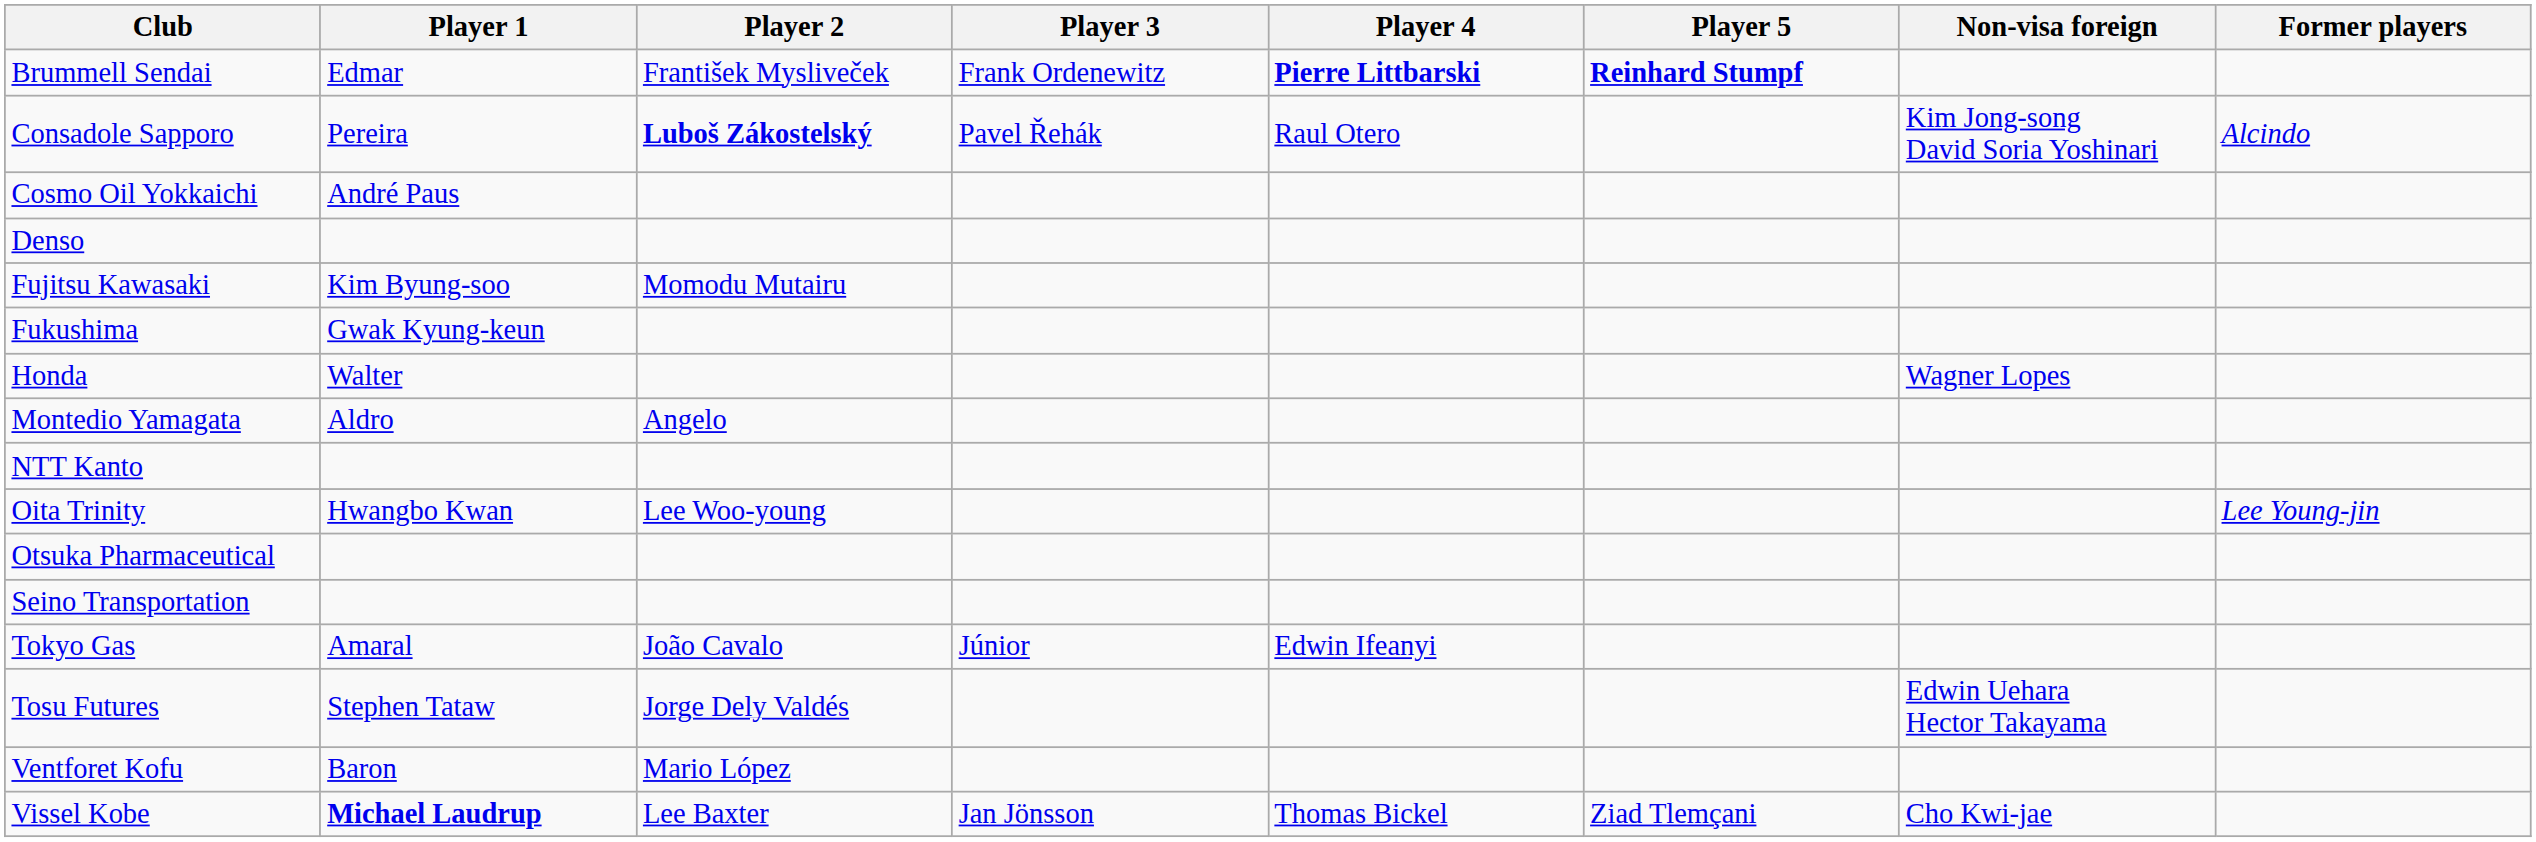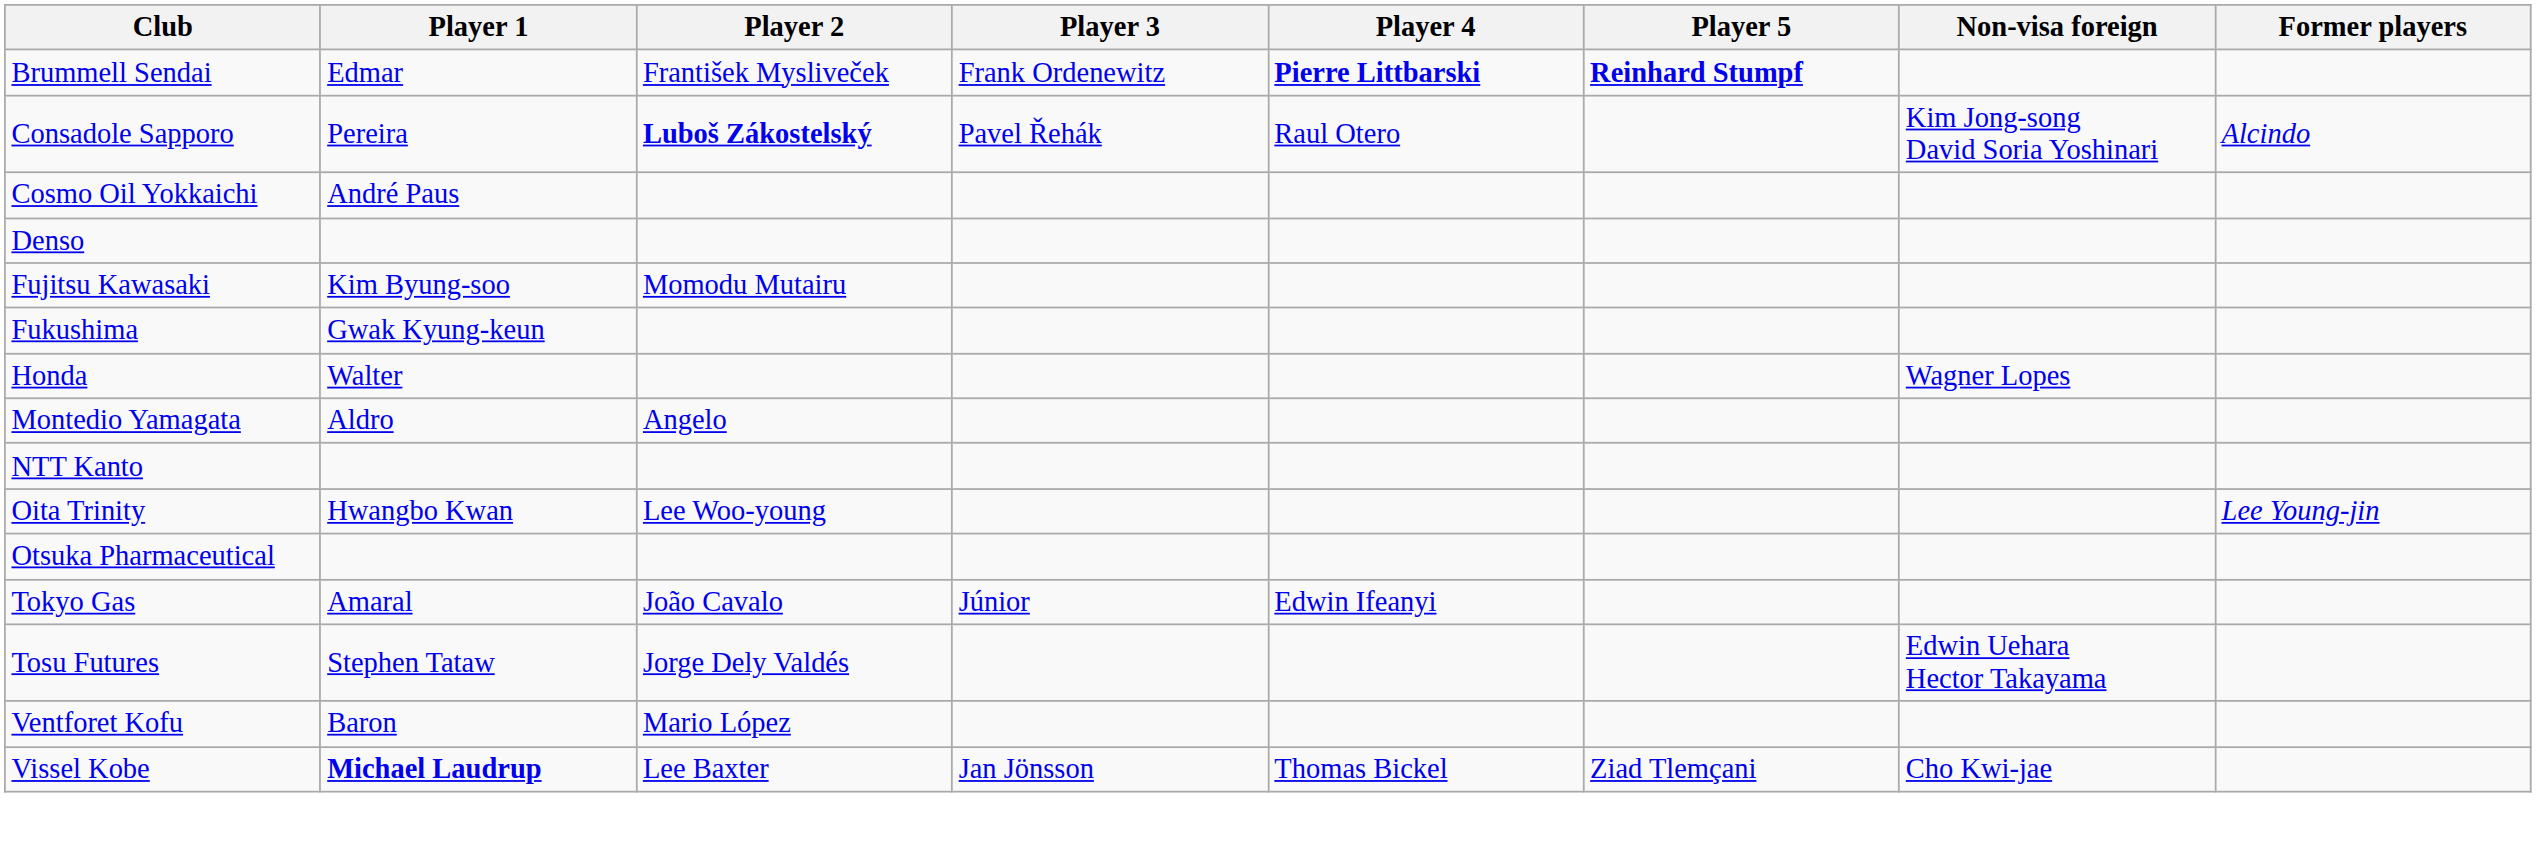- row: (131, 601)
